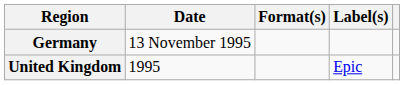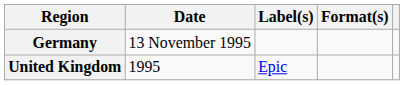columns swapped: (292, 17) <-> (361, 17)
